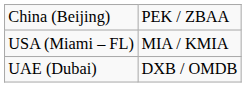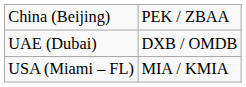rows swapped: (52, 69) <-> (71, 43)
